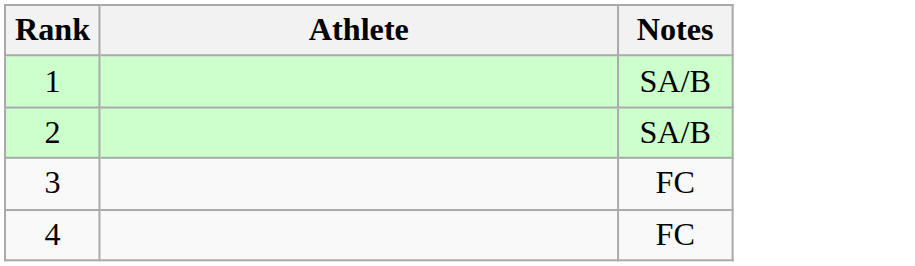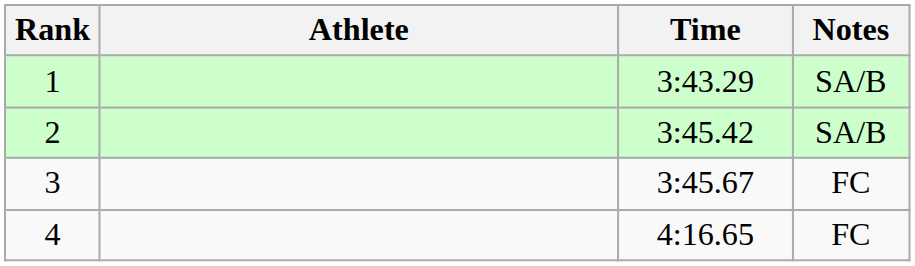+ column: (705, 30)
